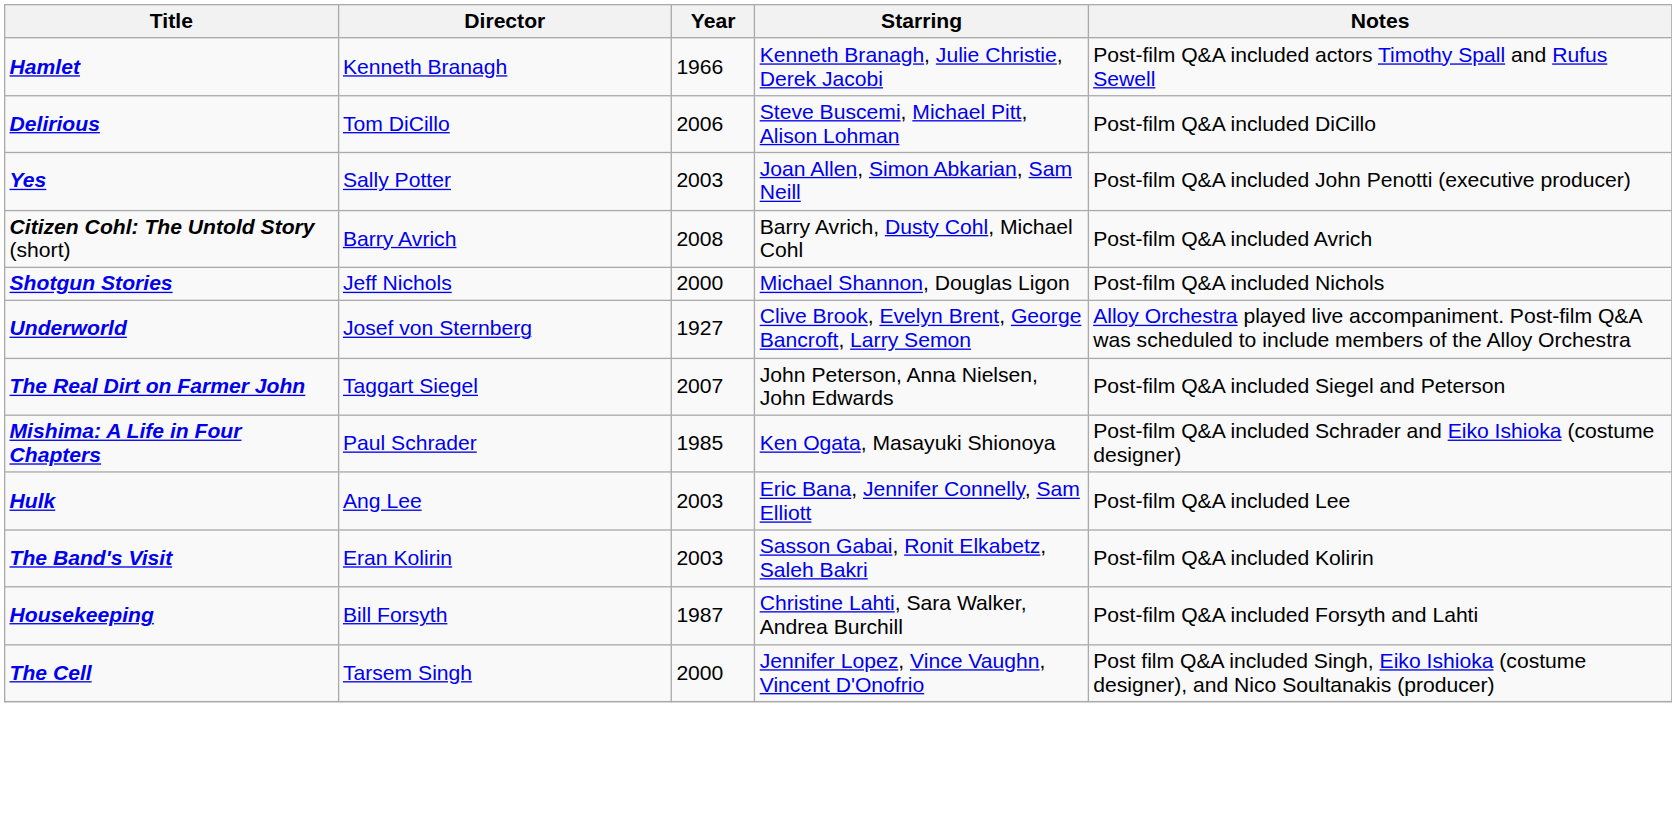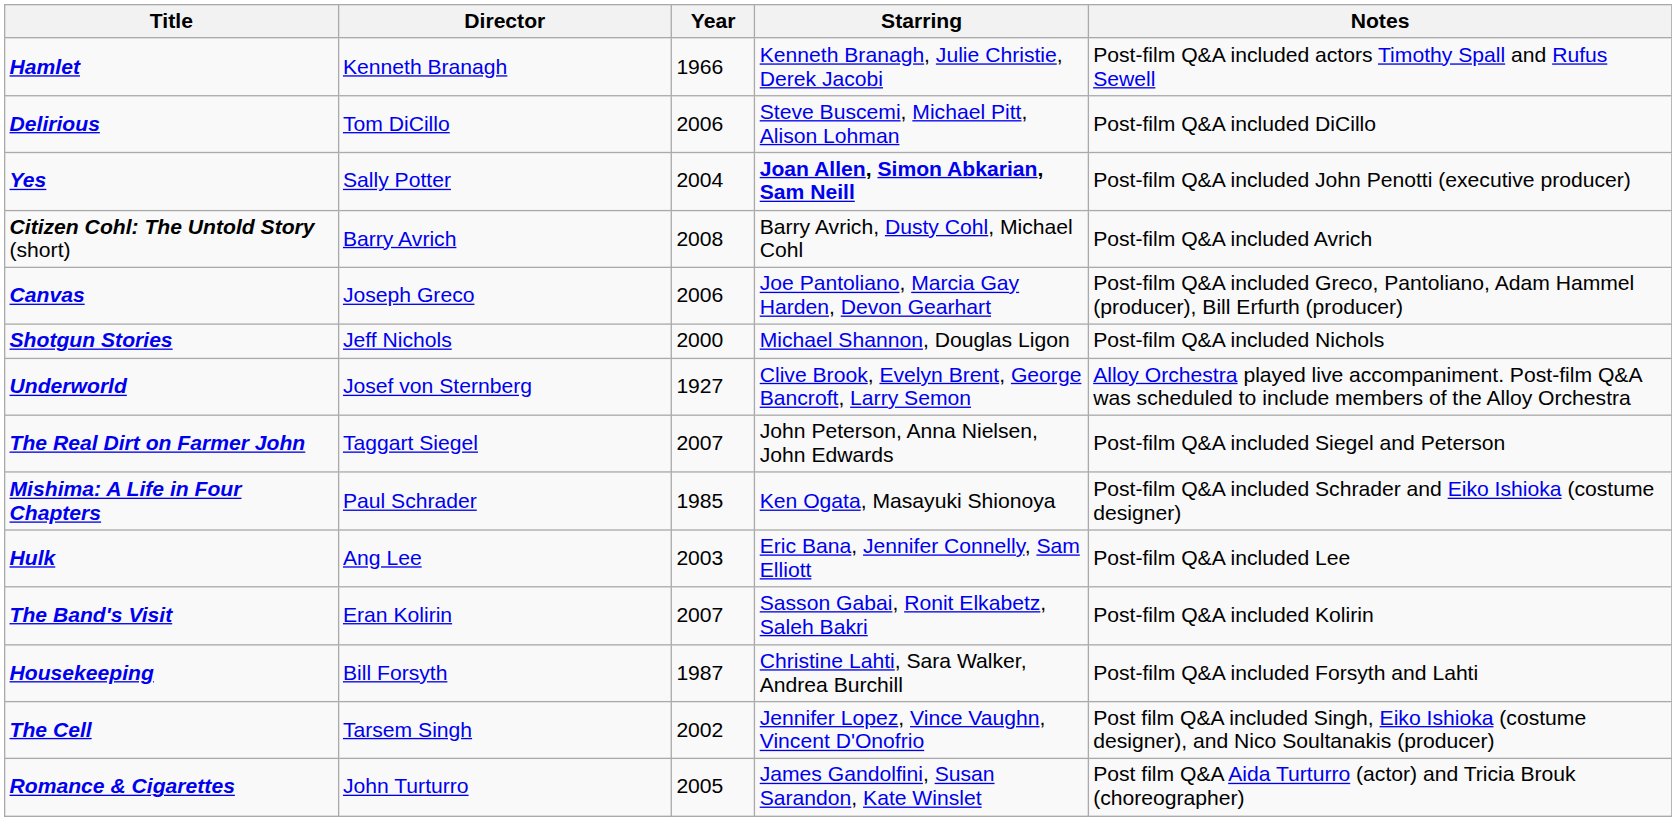(700, 181) 2003 -> (700, 181) 2004
(916, 181) normal -> (902, 181) bold
+ row: (47, 295)
(700, 558) 2003 -> (700, 615) 2007
(700, 672) 2000 -> (700, 729) 2002
+ row: (122, 787)
